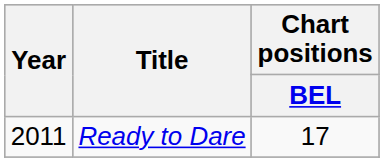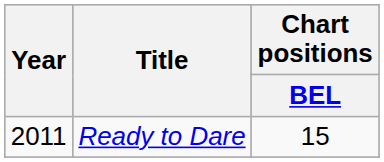(315, 136) 17 -> (315, 136) 15
